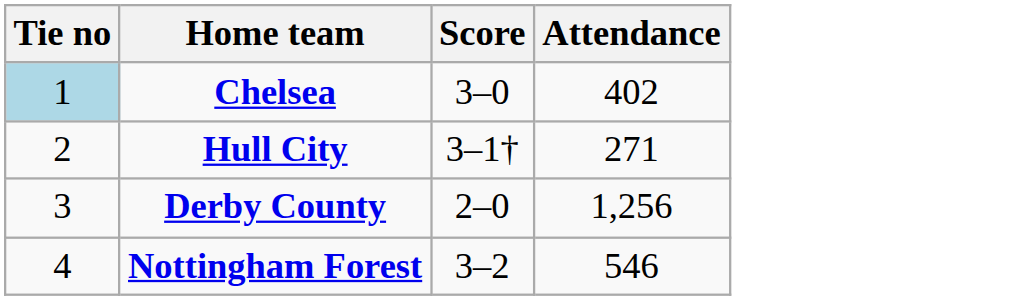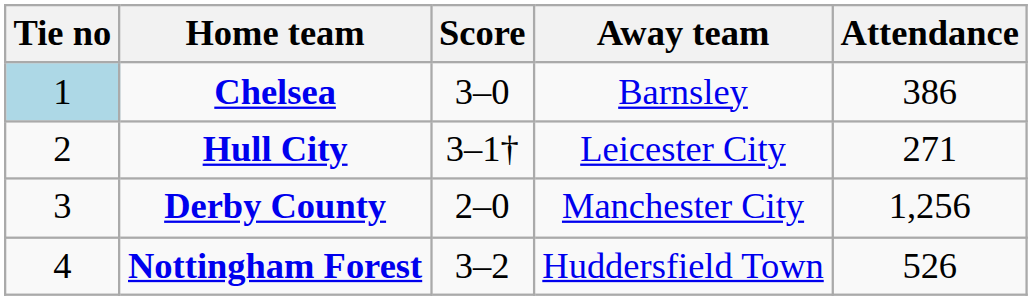+ column: (683, 33)
(631, 91) 402 -> (930, 91) 386
(631, 264) 546 -> (930, 264) 526
